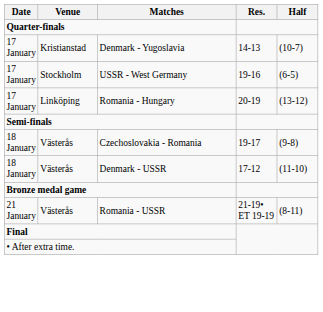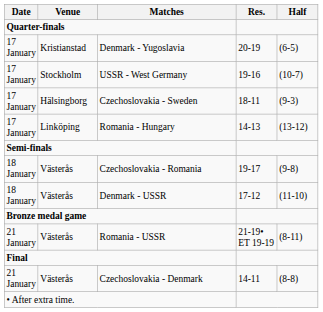(249, 47) 14-13 -> (249, 47) 20-19
(291, 47) (10-7) -> (289, 47) (6-5)
(289, 74) (6-5) -> (291, 74) (10-7)
+ row: (148, 100)
(249, 100) 20-19 -> (249, 126) 14-13
+ row: (151, 278)
